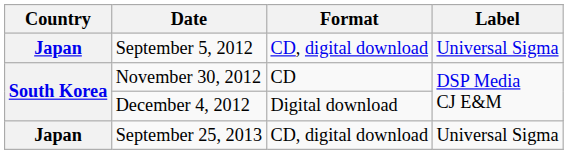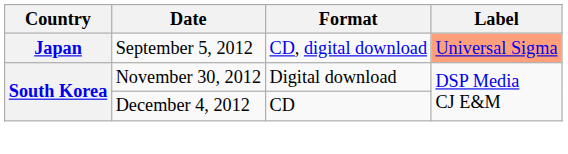(497, 47) no background -> (496, 47) lightsalmon background
(283, 76) CD -> (333, 76) Digital download
(334, 105) Digital download -> (282, 105) CD
- row: (189, 134)
